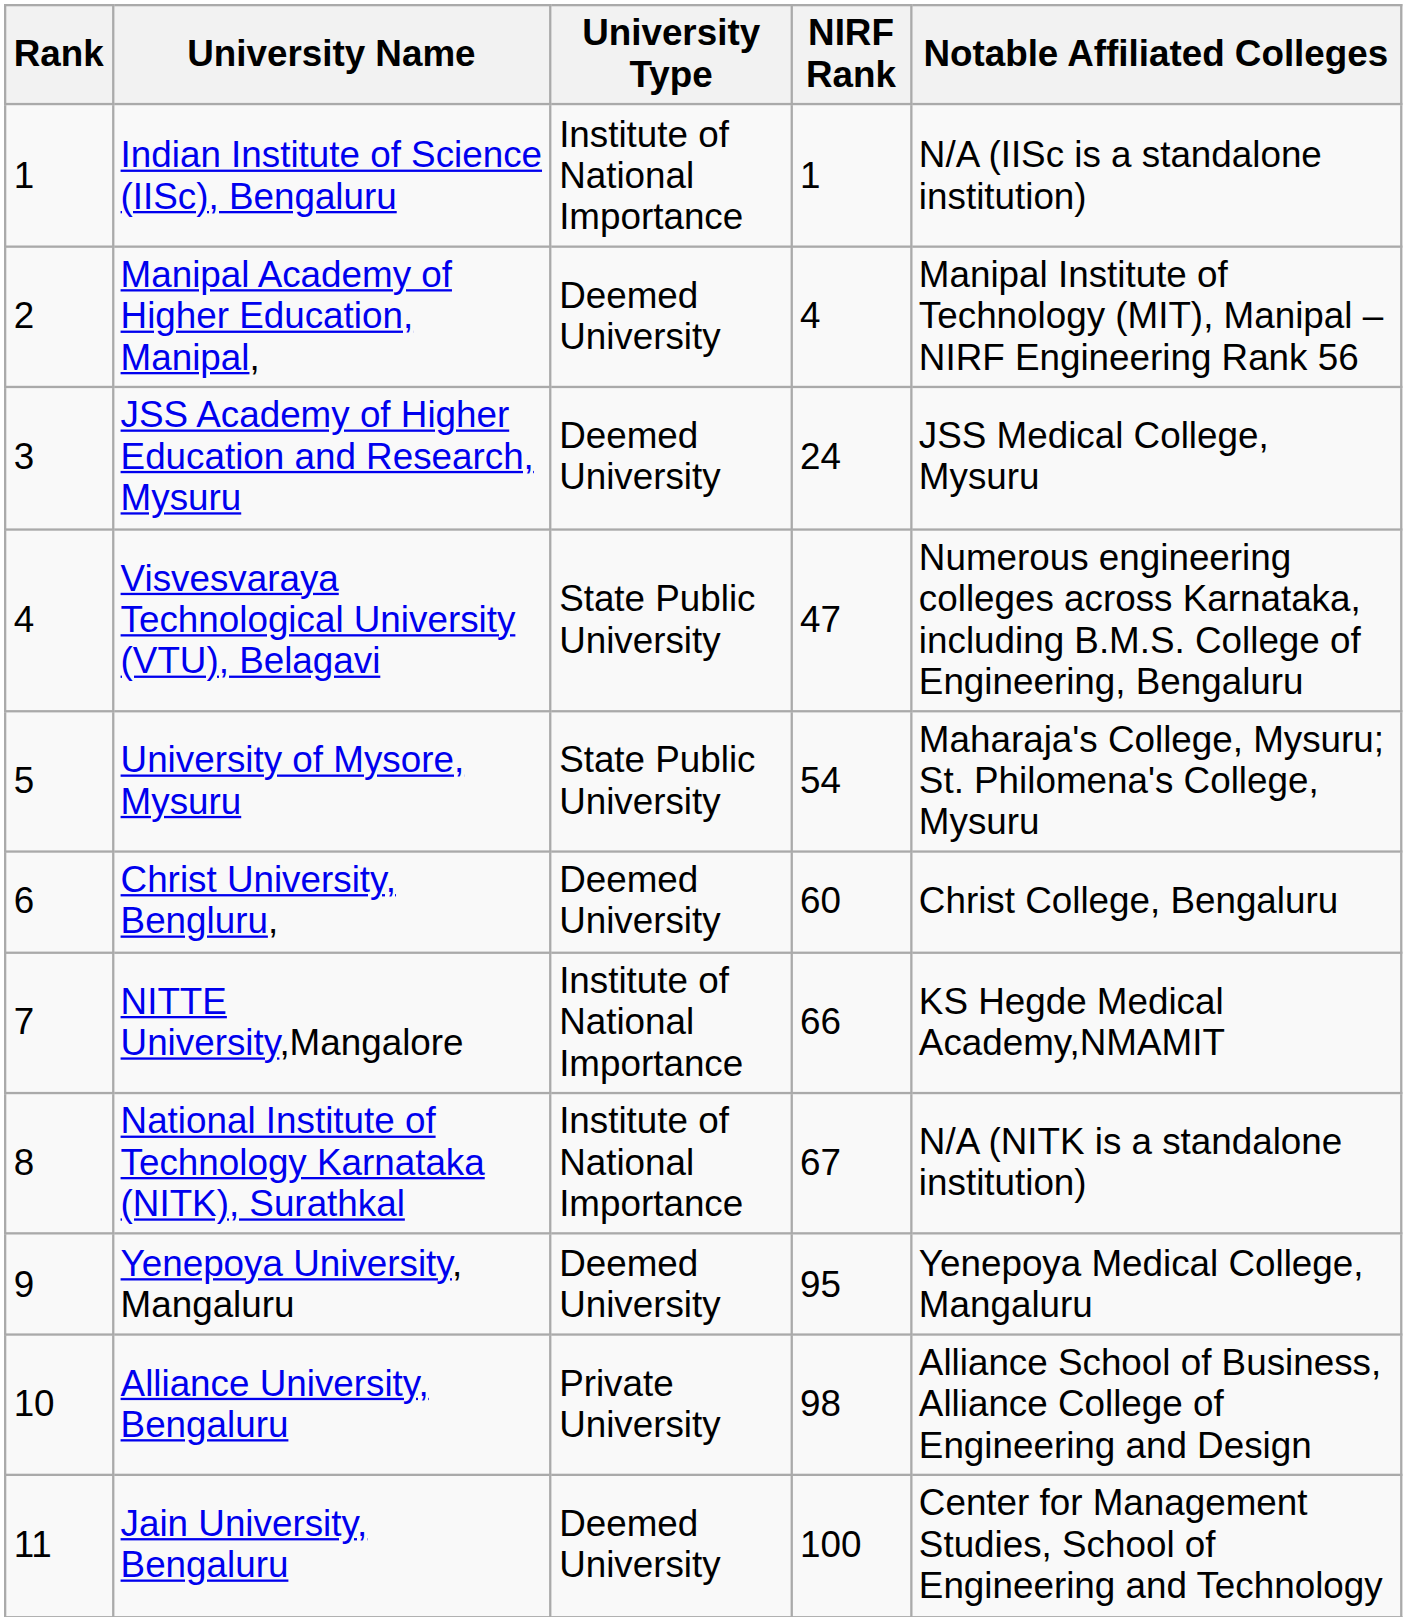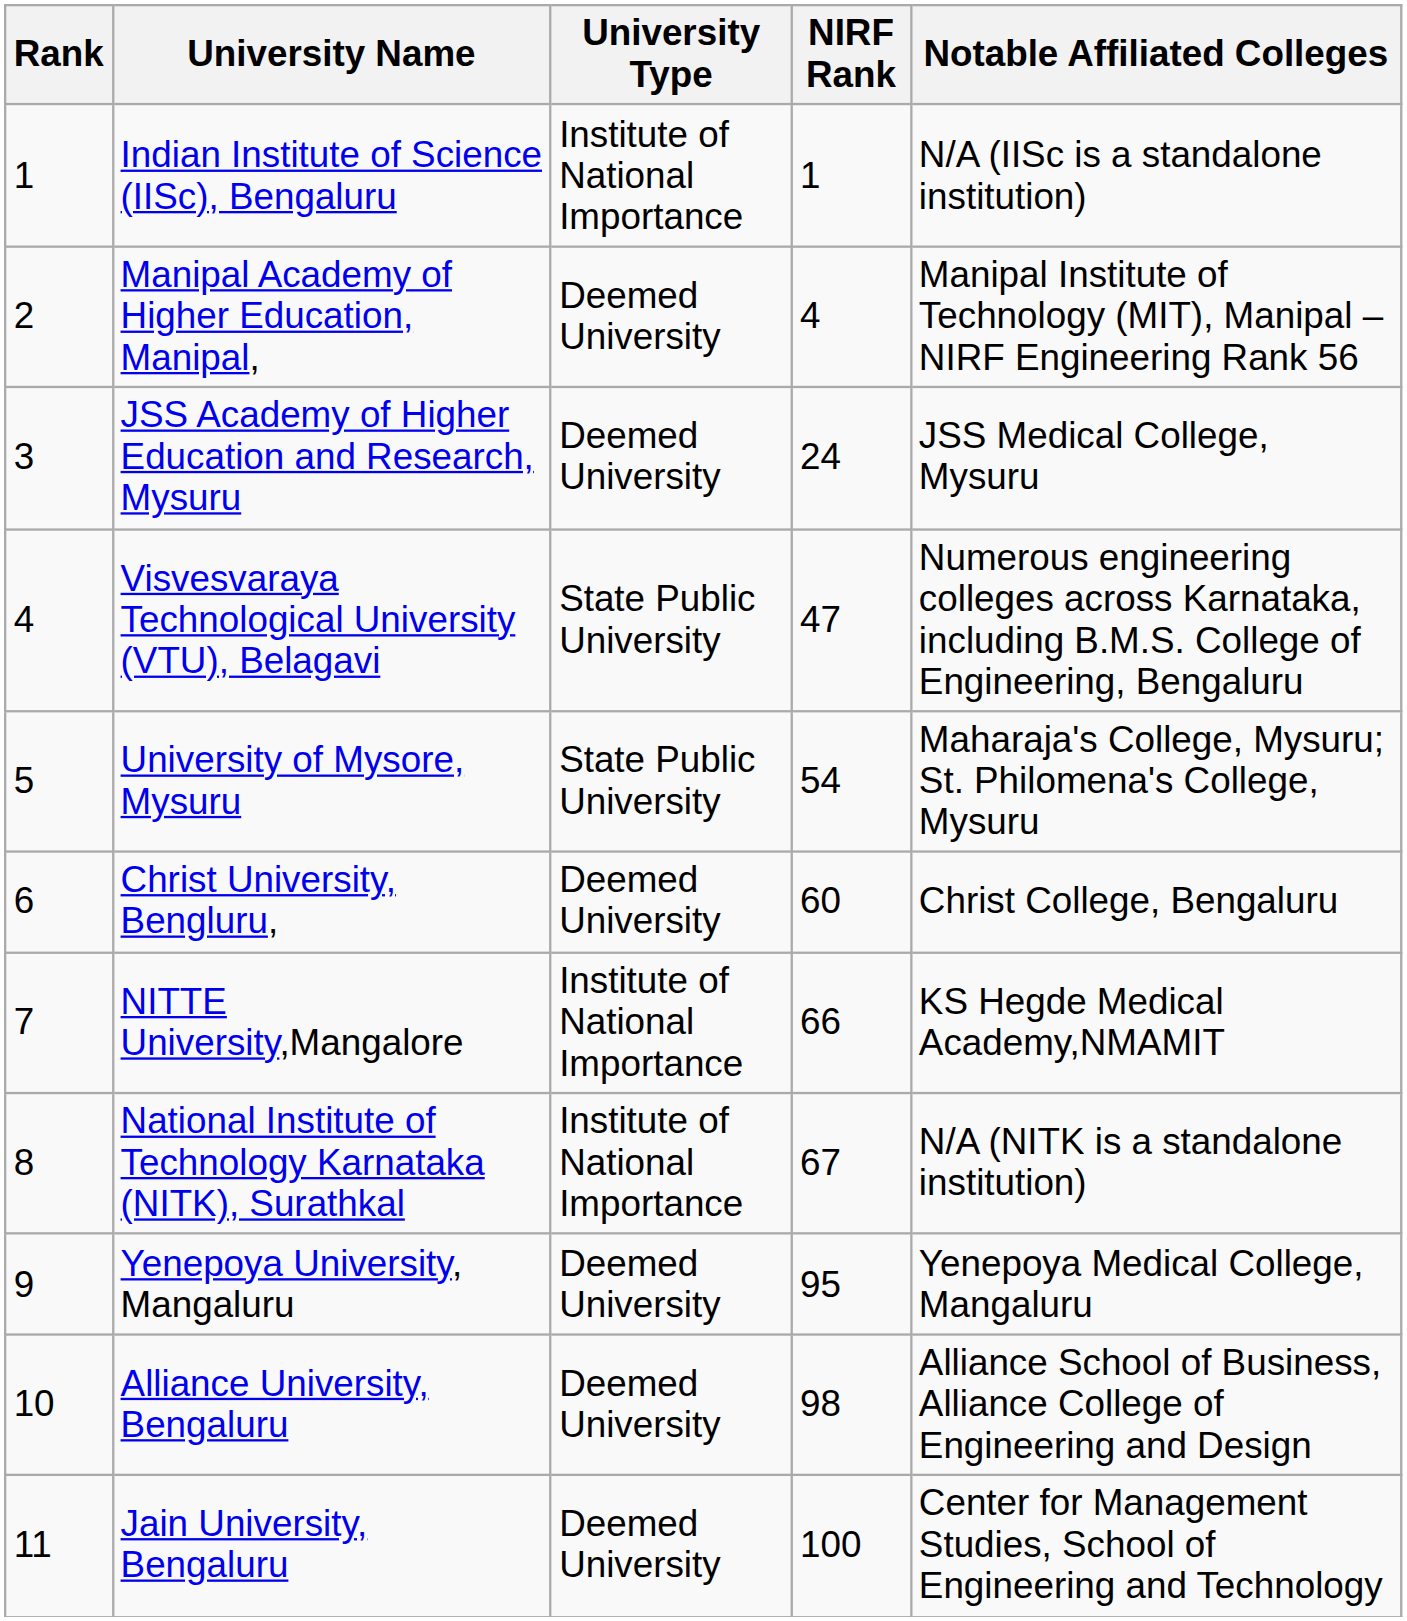(640, 1403) Private University -> (640, 1403) Deemed University
